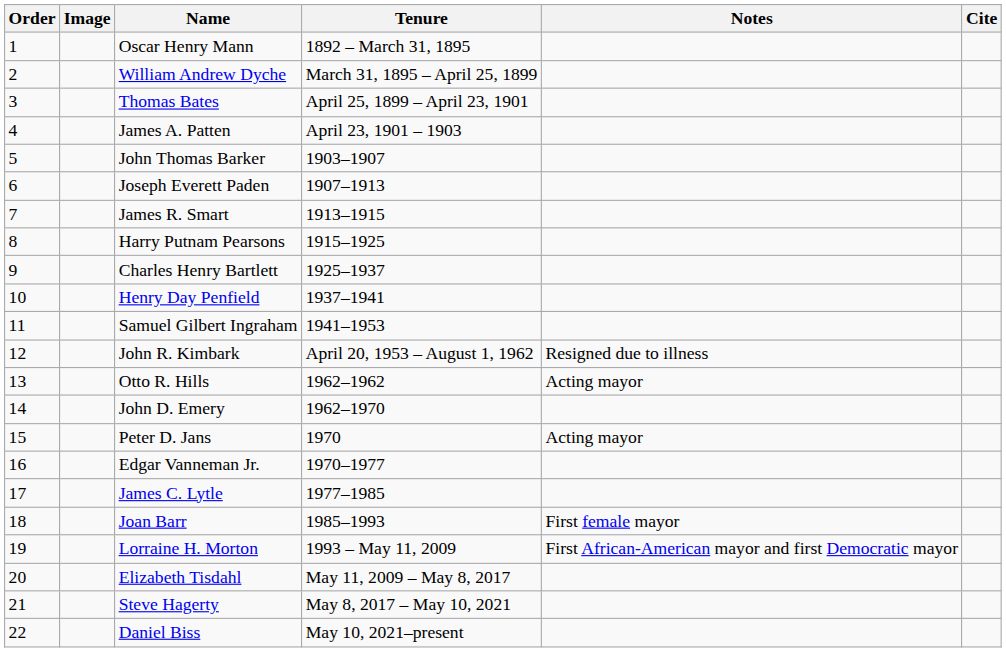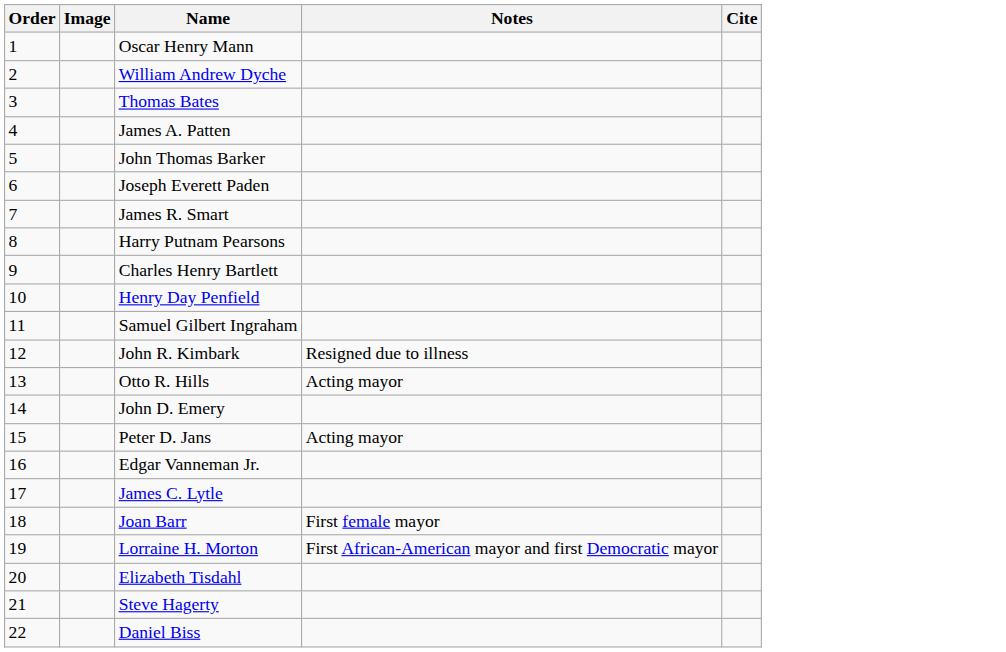- column: (422, 18)
